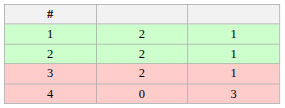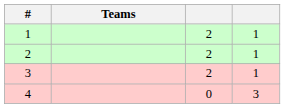+ column: (118, 14)
